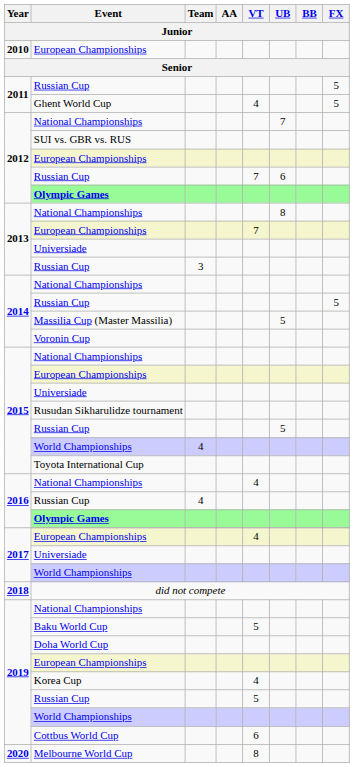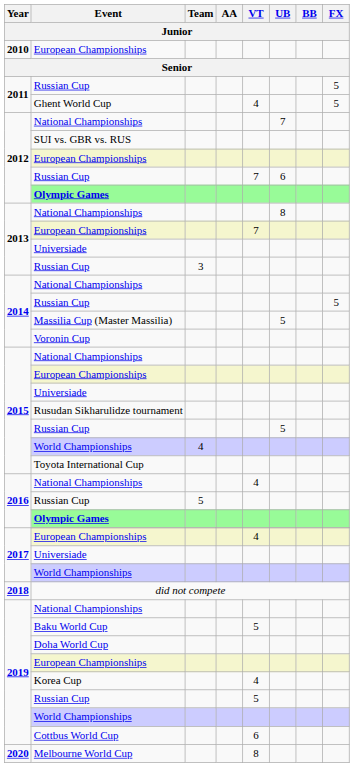(201, 500) 4 -> (201, 500) 5
